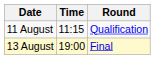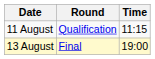columns swapped: (72, 12) <-> (119, 12)
